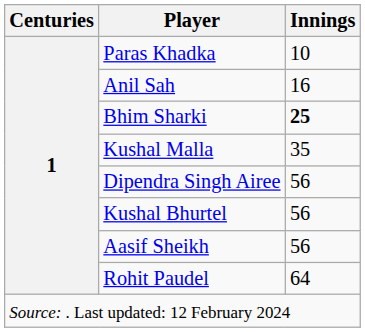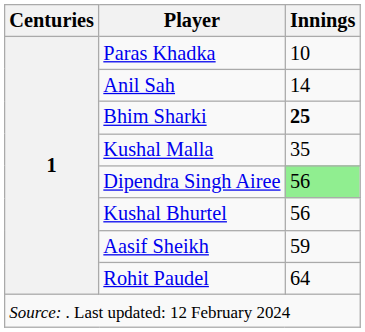(300, 85) 16 -> (300, 85) 14
(300, 181) no background -> (300, 181) lightgreen background
(300, 246) 56 -> (300, 246) 59
